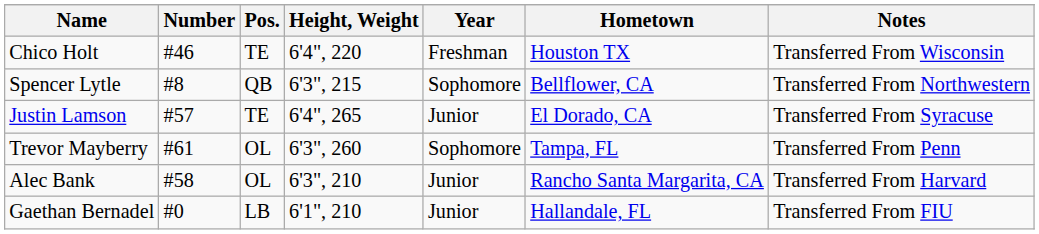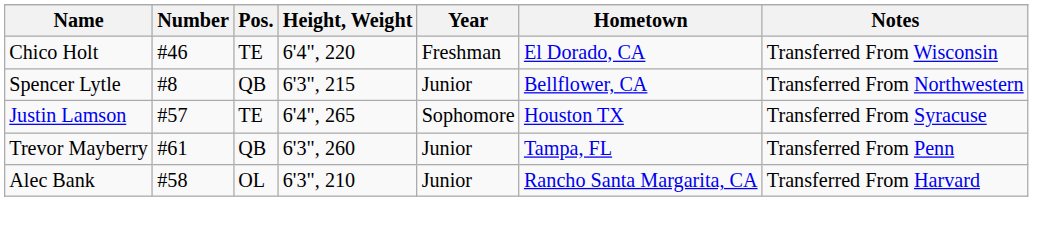(580, 52) Houston TX -> (585, 52) El Dorado, CA
(474, 84) Sophomore -> (447, 84) Junior
(453, 116) Junior -> (468, 116) Sophomore
(591, 116) El Dorado, CA -> (574, 116) Houston TX
(258, 148) OL -> (252, 148) QB
(474, 148) Sophomore -> (447, 148) Junior
- row: (82, 212)
